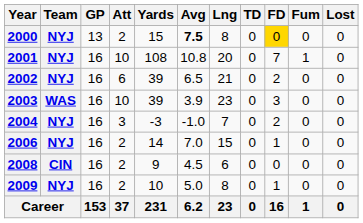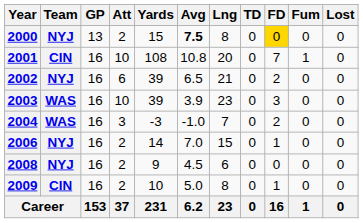(61, 57) NYJ -> (61, 57) CIN
(61, 121) NYJ -> (61, 121) WAS
(61, 164) CIN -> (61, 164) NYJ
(61, 185) NYJ -> (61, 185) CIN
